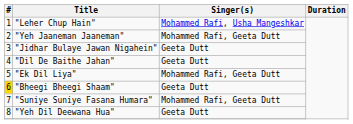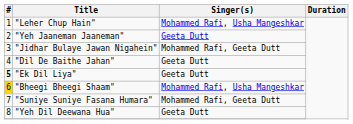(221, 37) Mohammed Rafi, Geeta Dutt -> (185, 37) Geeta Dutt
(185, 49) Geeta Dutt -> (221, 49) Mohammed Rafi, Geeta Dutt
(9, 75) normal -> (9, 75) bold
(221, 75) Mohammed Rafi, Geeta Dutt -> (185, 75) Geeta Dutt
(185, 88) Geeta Dutt -> (233, 88) Mohammed Rafi, Usha Mangeshkar
